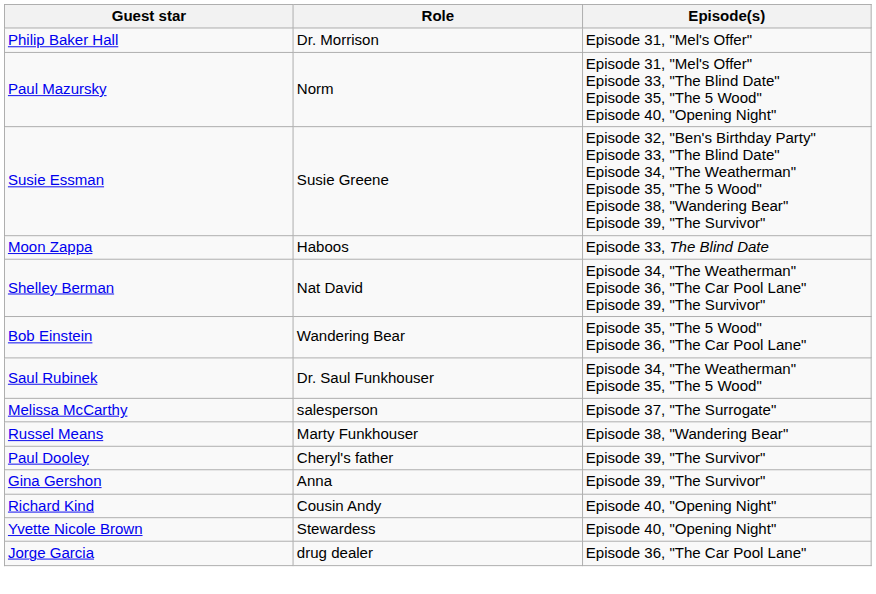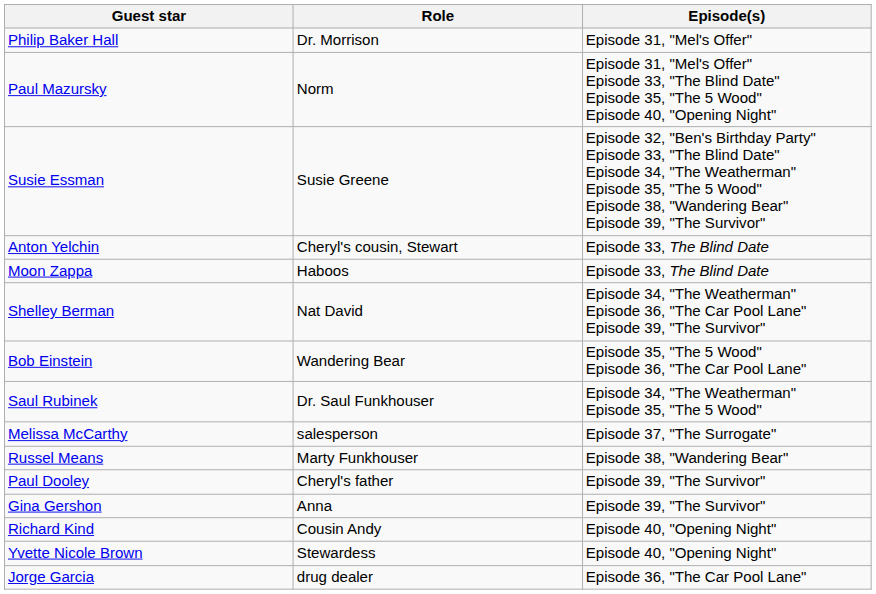+ row: (54, 247)
